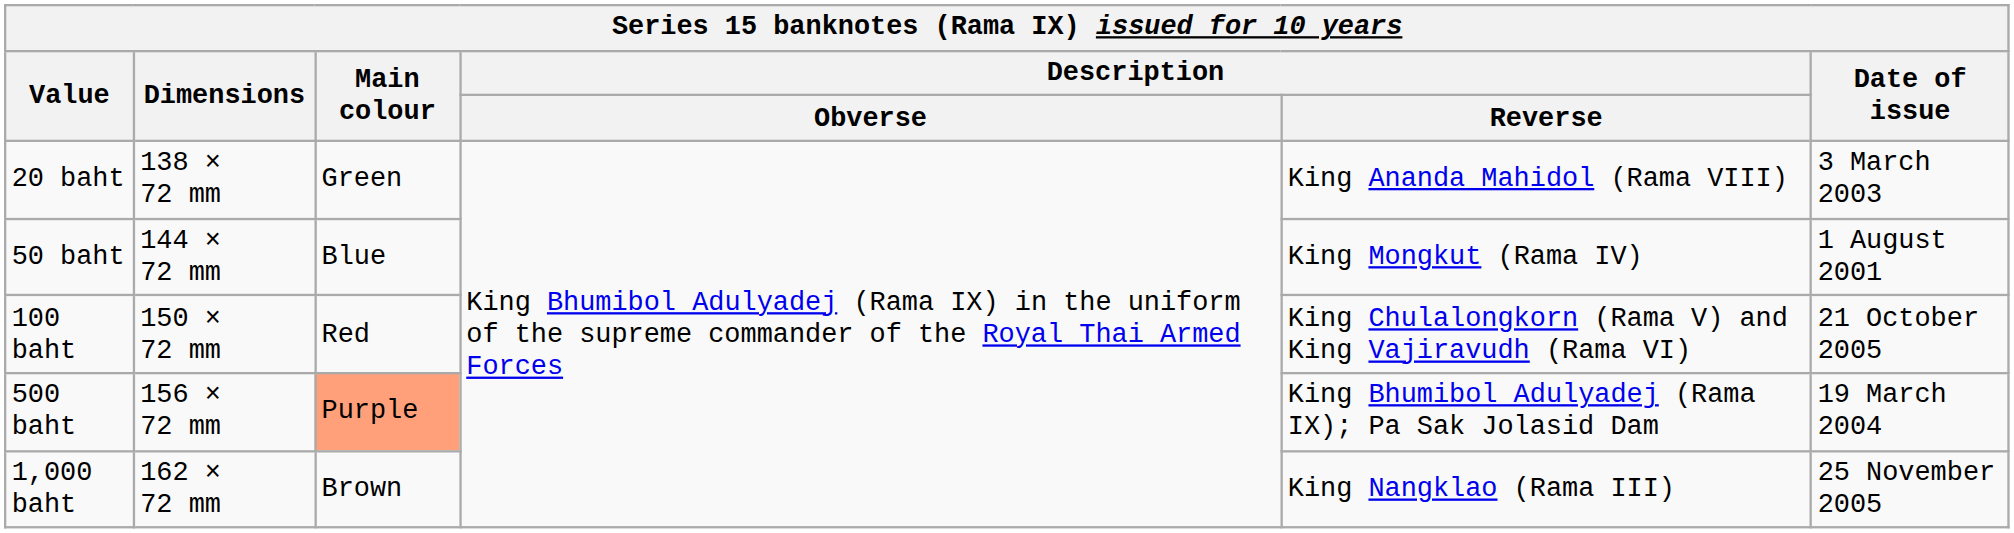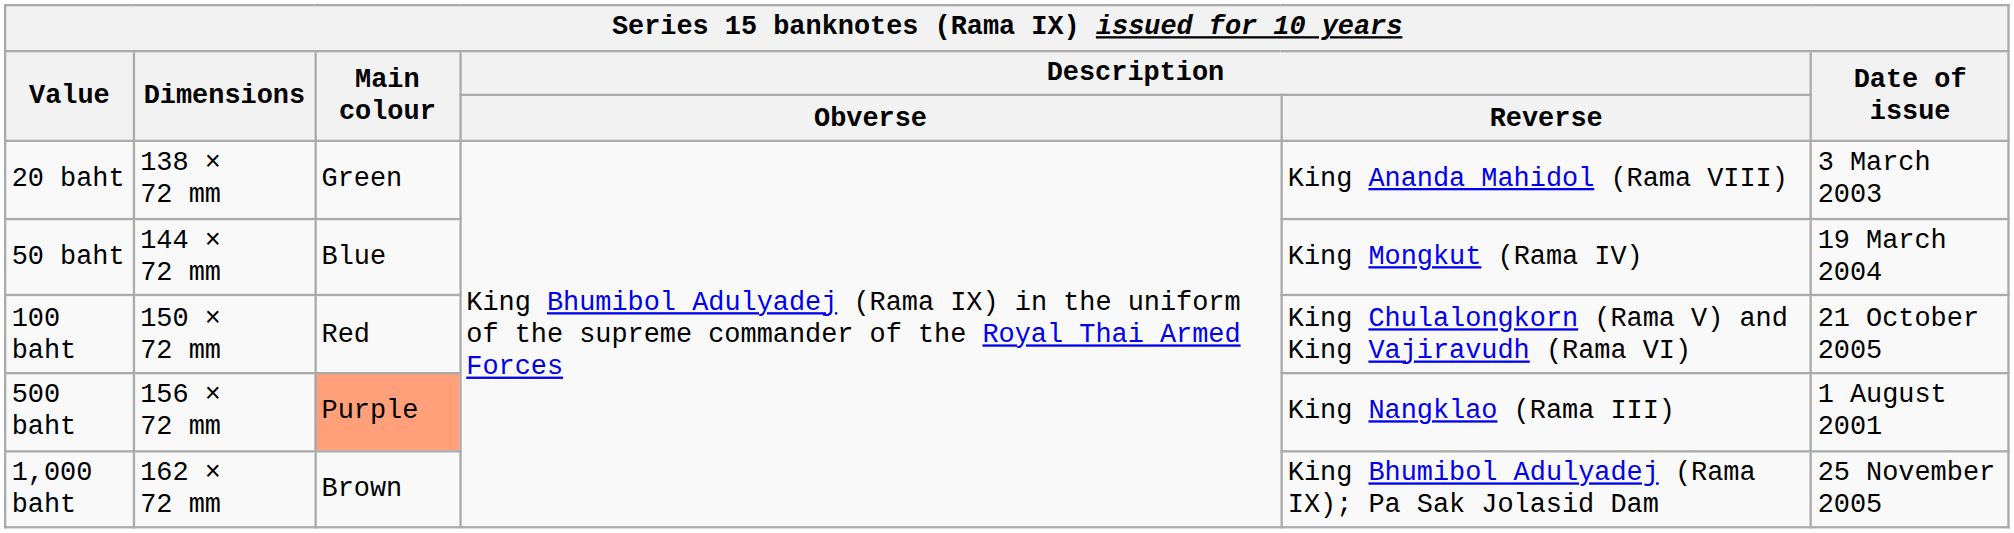(1882, 257) 1 August 2001 -> (1882, 257) 19 March 2004
(1522, 411) King Bhumibol Adulyadej (Rama IX); Pa Sak Jolasid Dam -> (1481, 411) King Nangklao (Rama III)
(1882, 411) 19 March 2004 -> (1882, 411) 1 August 2001
(1481, 489) King Nangklao (Rama III) -> (1522, 489) King Bhumibol Adulyadej (Rama IX); Pa Sak Jolasid Dam
